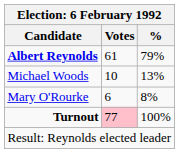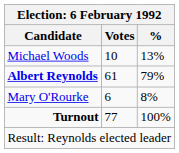rows swapped: (53, 55) <-> (48, 76)
(111, 117) pink background -> (111, 117) no background
